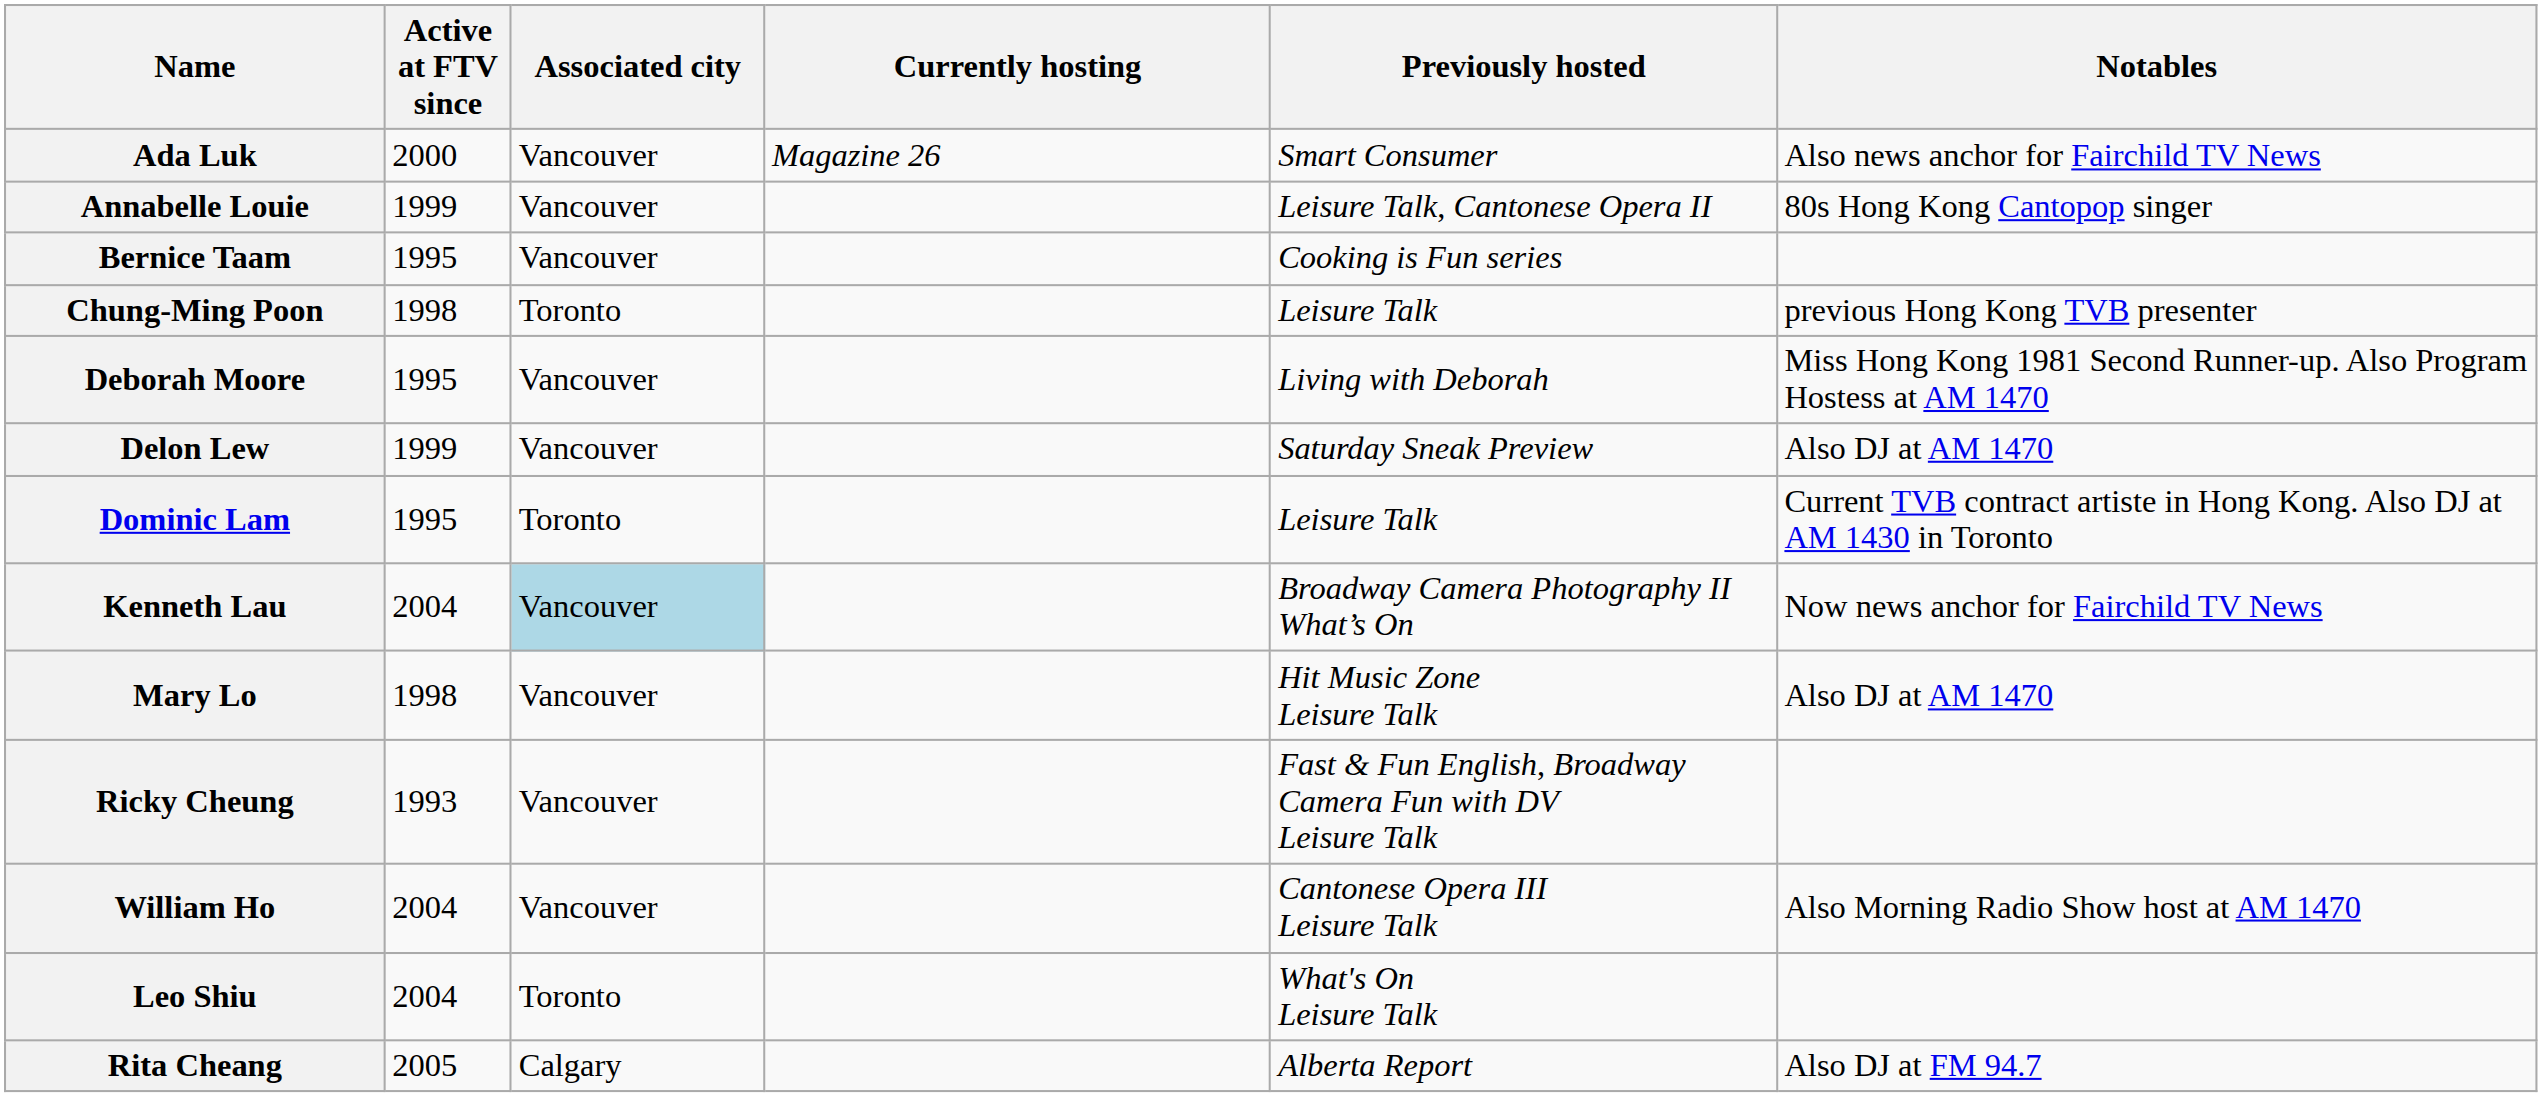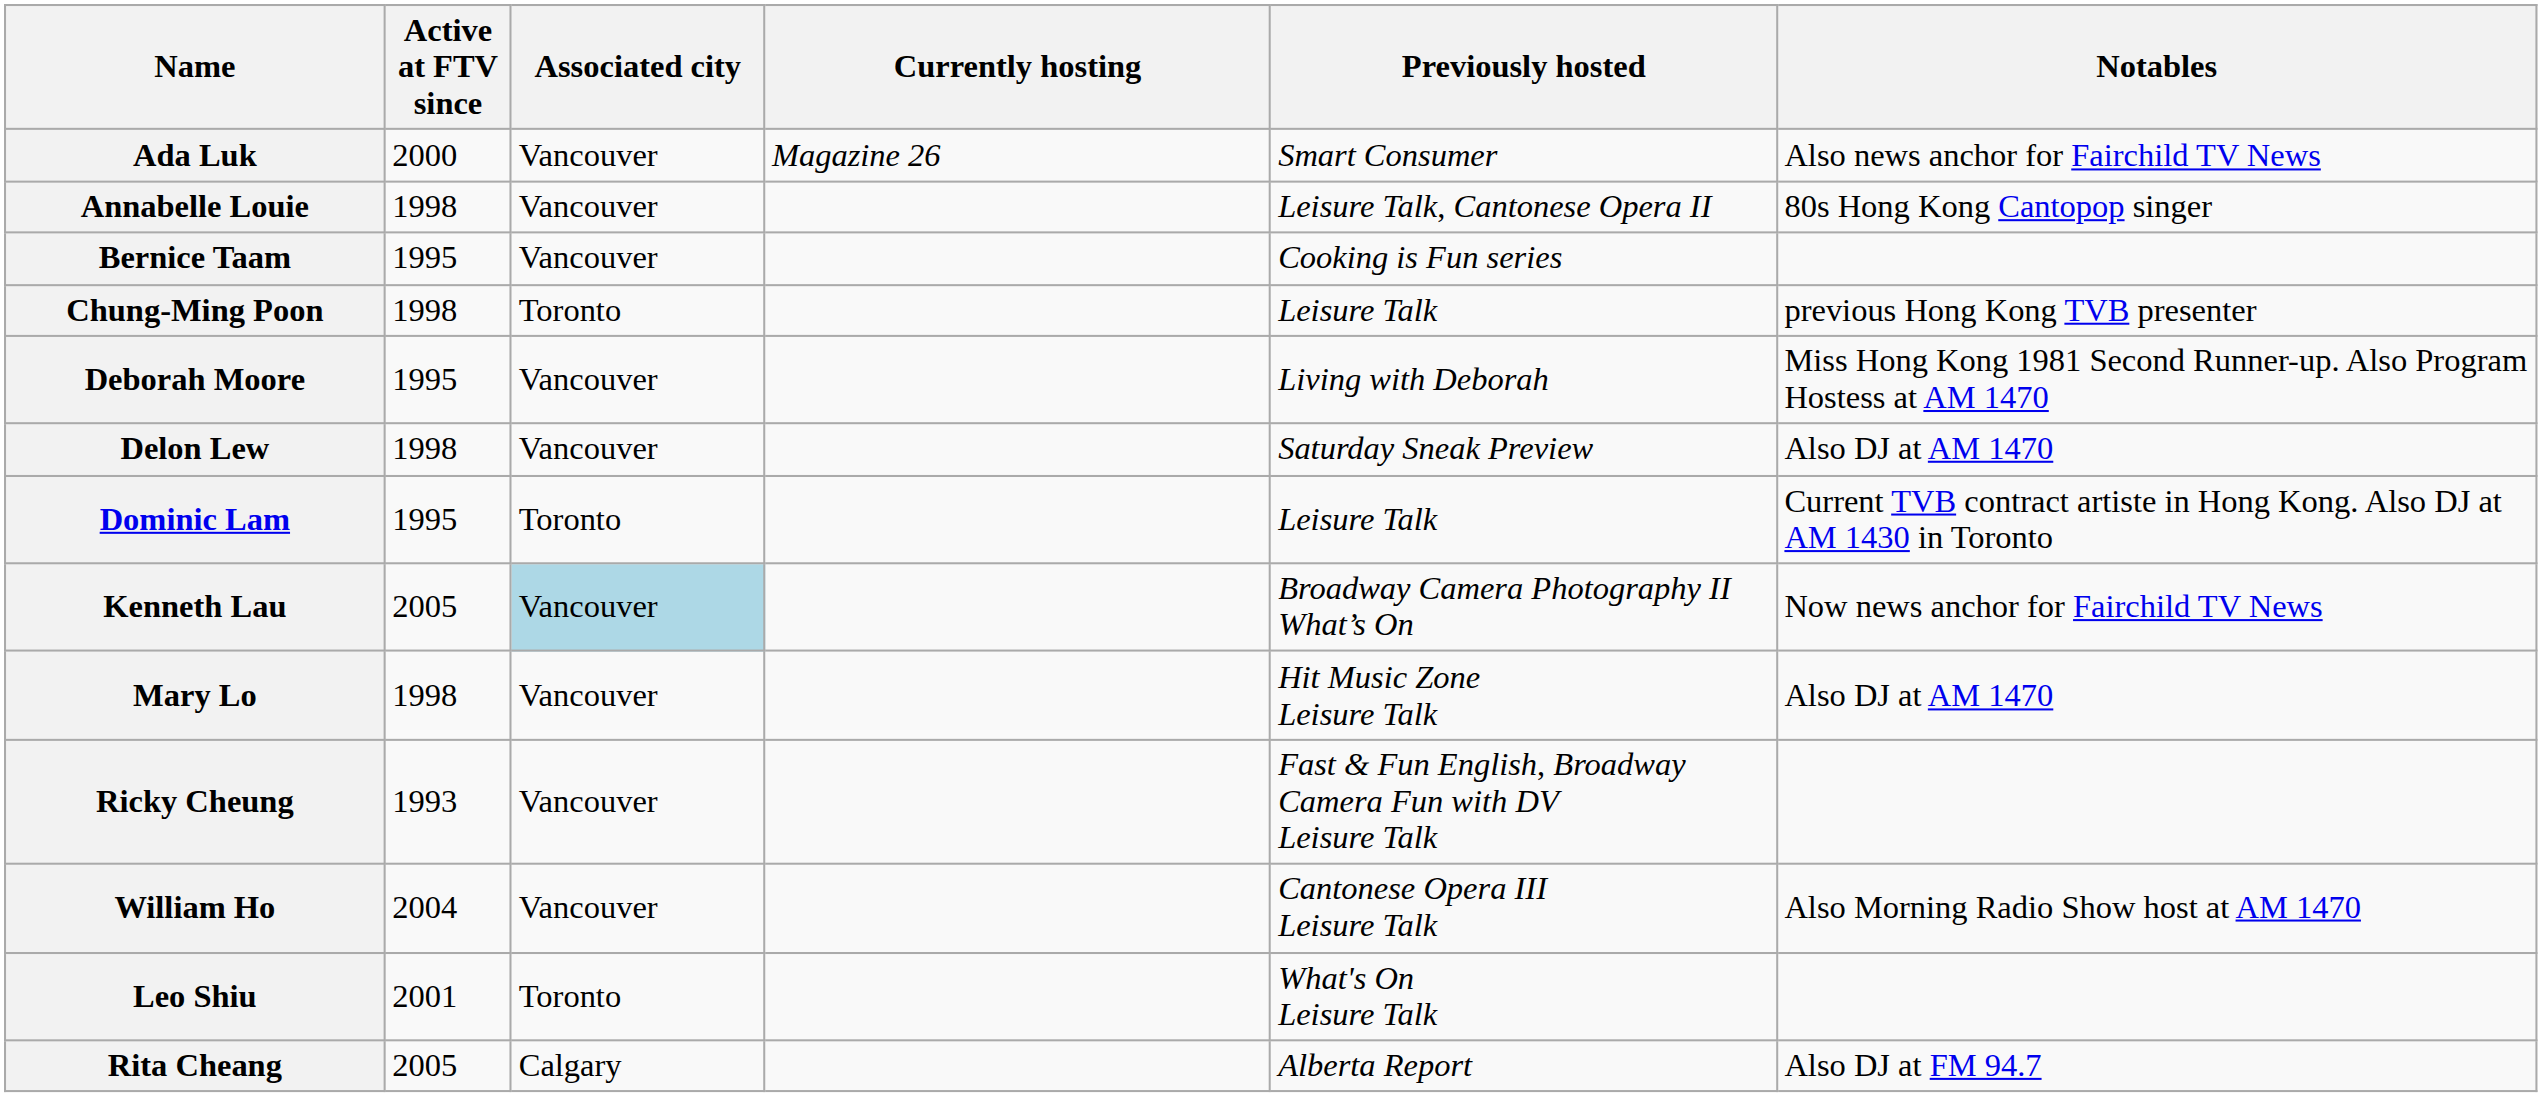(425, 206) 1999 -> (425, 206) 1998
(425, 448) 1999 -> (425, 448) 1998
(425, 606) 2004 -> (425, 606) 2005
(425, 995) 2004 -> (425, 995) 2001
